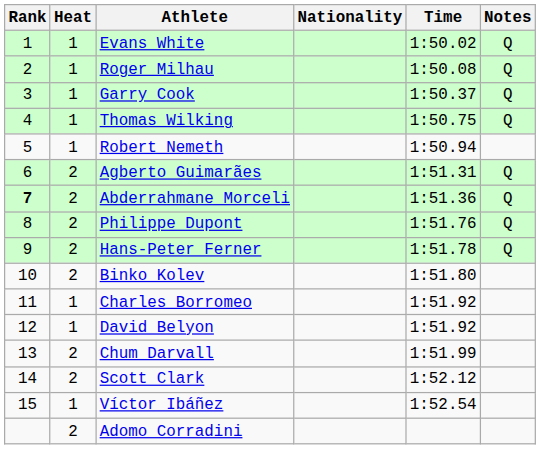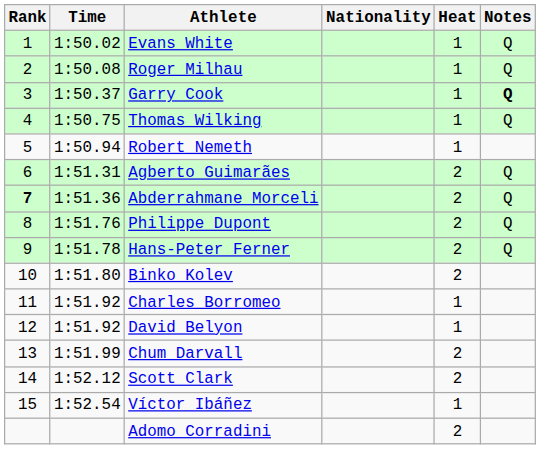columns swapped: (73, 18) <-> (443, 18)
(508, 95) normal -> (508, 95) bold
